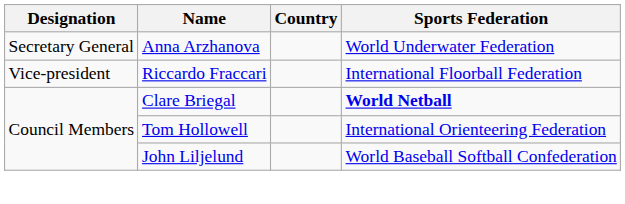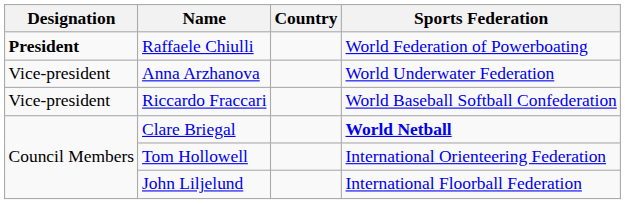+ row: (198, 45)
(71, 45) Secretary General -> (59, 73) Vice-president
(464, 73) International Floorball Federation -> (481, 101) World Baseball Softball Confederation
(481, 156) World Baseball Softball Confederation -> (464, 184) International Floorball Federation
